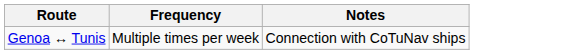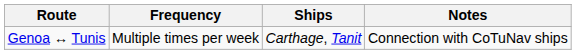+ column: (313, 15)
